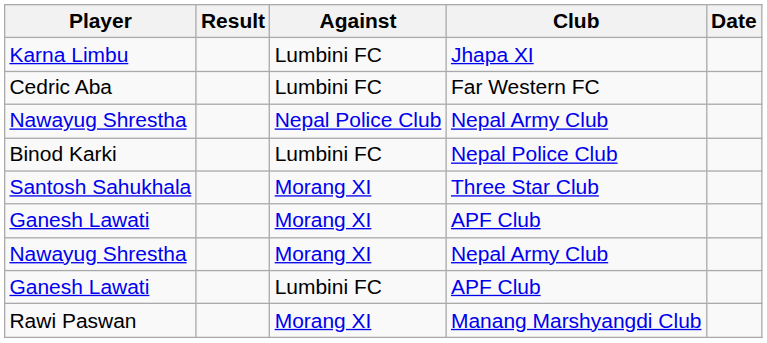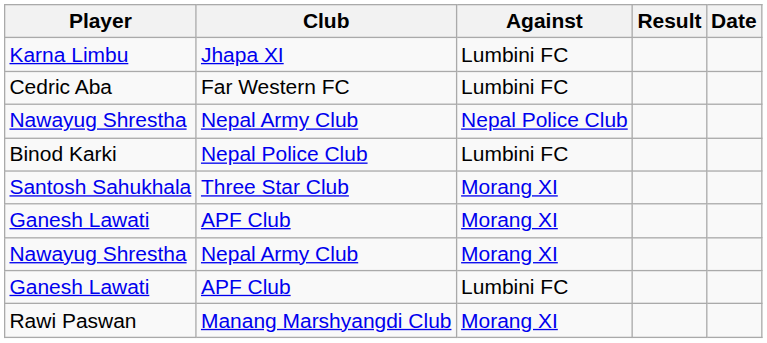columns swapped: (576, 21) <-> (233, 21)
